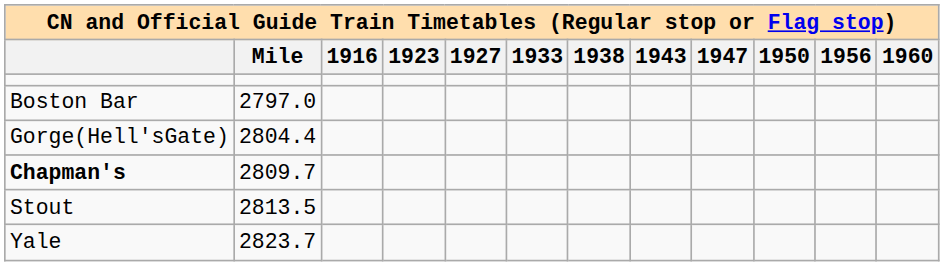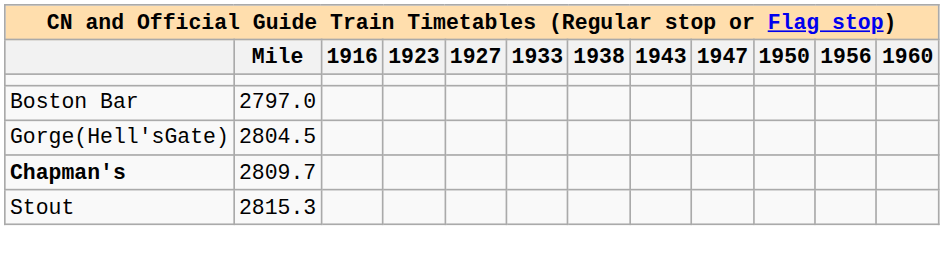(278, 137) 2804.4 -> (278, 137) 2804.5
(278, 207) 2813.5 -> (278, 207) 2815.3
- row: (36, 242)
